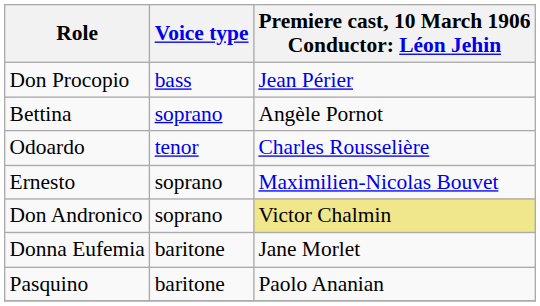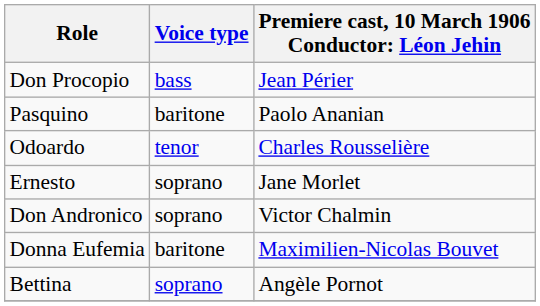rows swapped: (41, 113) <-> (49, 283)
(378, 181) Maximilien-Nicolas Bouvet -> (309, 181) Jane Morlet
(325, 215) khaki background -> (325, 215) no background
(309, 249) Jane Morlet -> (378, 249) Maximilien-Nicolas Bouvet
